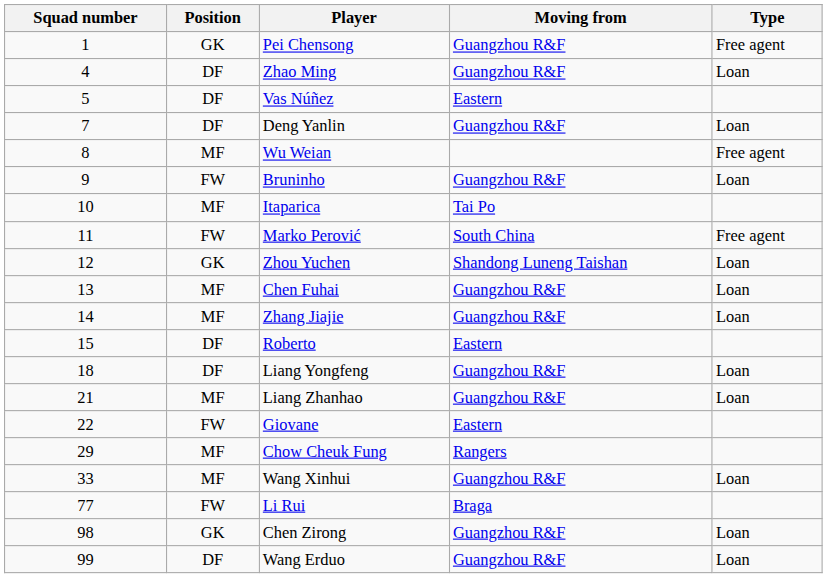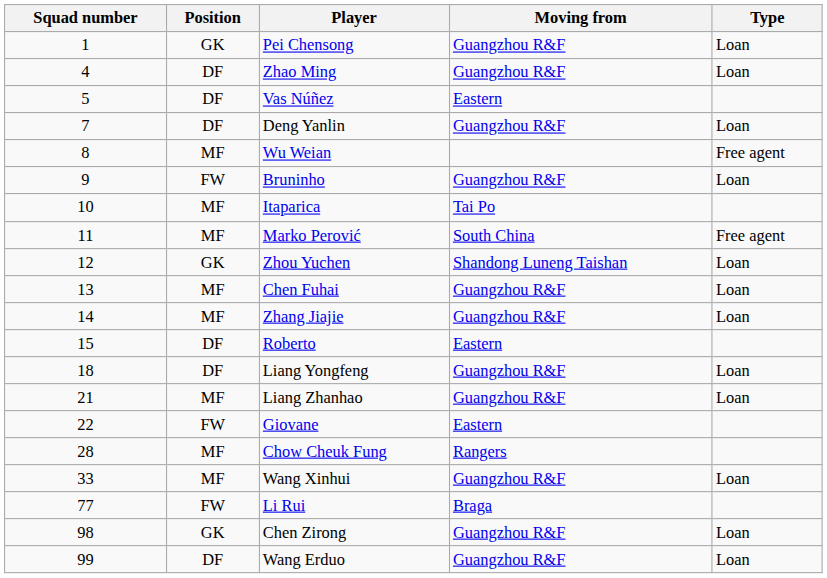(750, 45) Free agent -> (733, 45) Loan
(213, 234) FW -> (213, 234) MF
(85, 451) 29 -> (85, 451) 28
